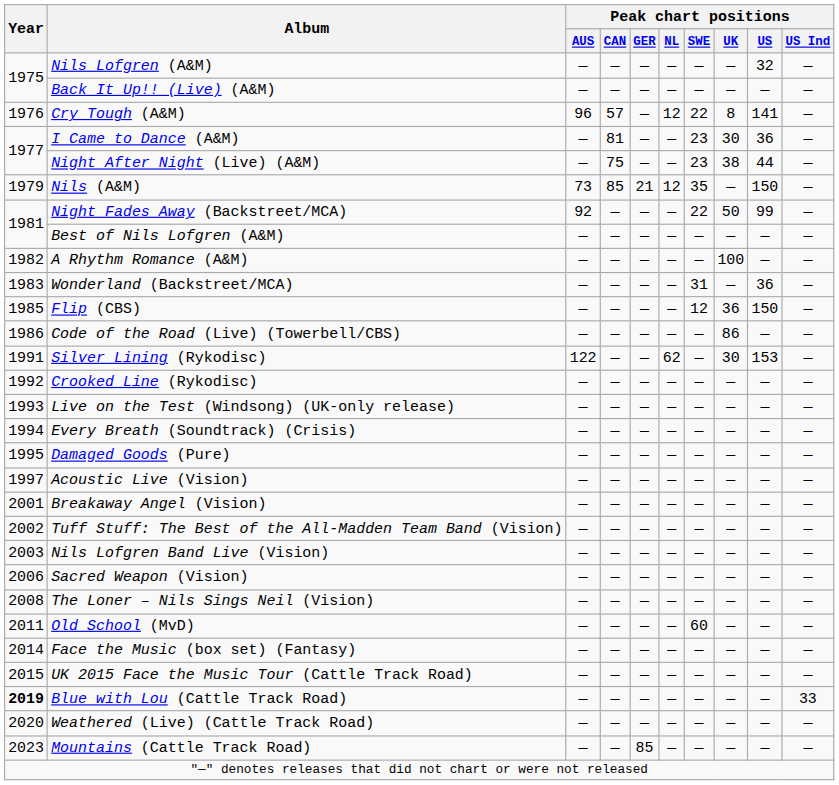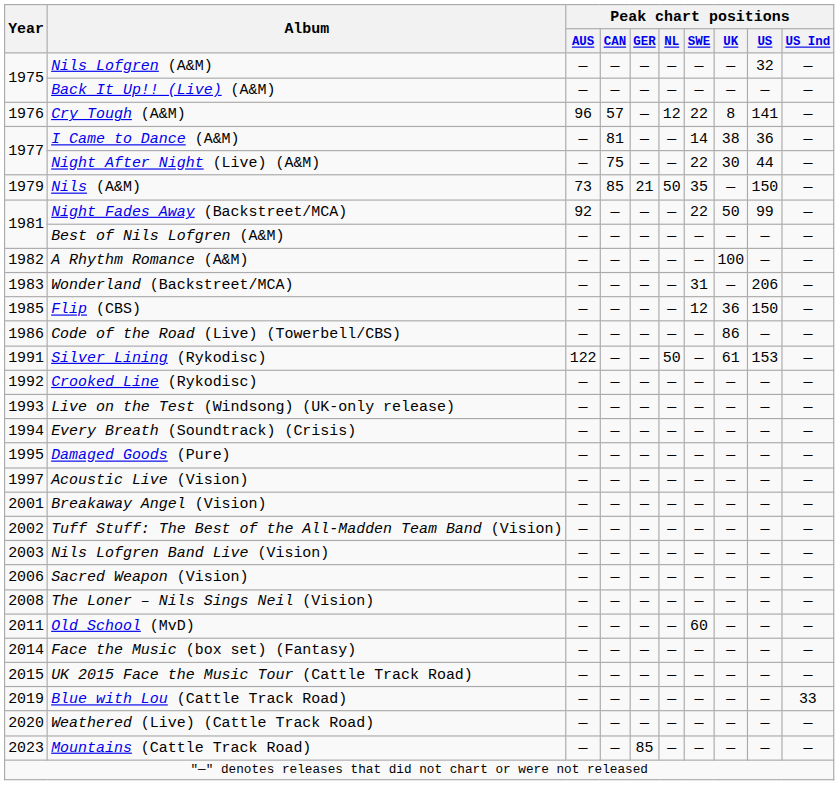(699, 139) 23 -> (699, 139) 14
(731, 139) 30 -> (731, 139) 38
(699, 163) 23 -> (699, 163) 22
(731, 163) 38 -> (731, 163) 30
(672, 187) 12 -> (672, 187) 50
(765, 285) 36 -> (765, 285) 206
(672, 358) 62 -> (672, 358) 50
(731, 358) 30 -> (731, 358) 61
(26, 699) bold -> (26, 699) normal
